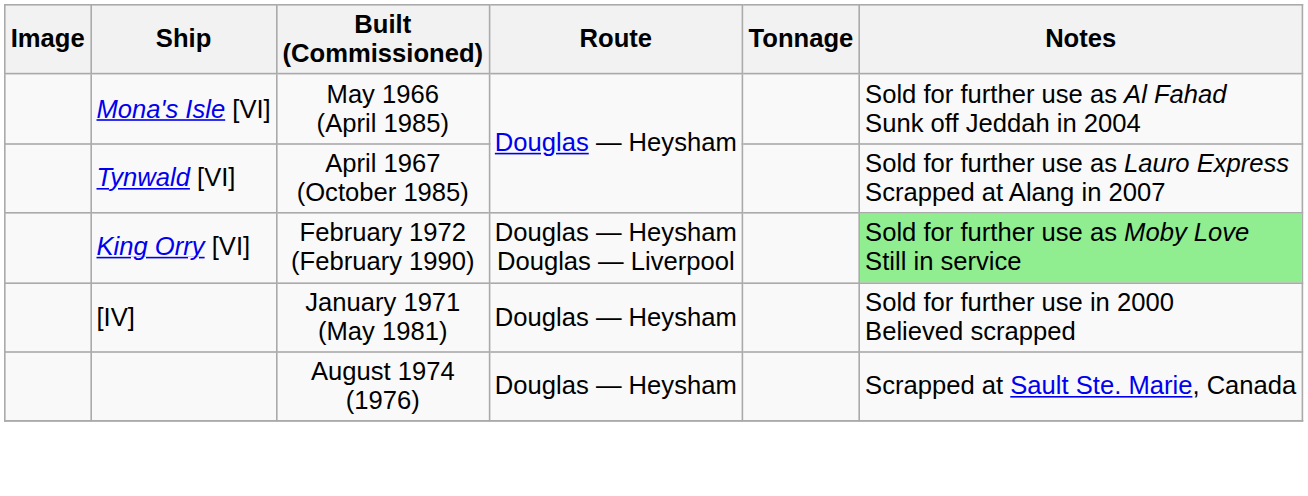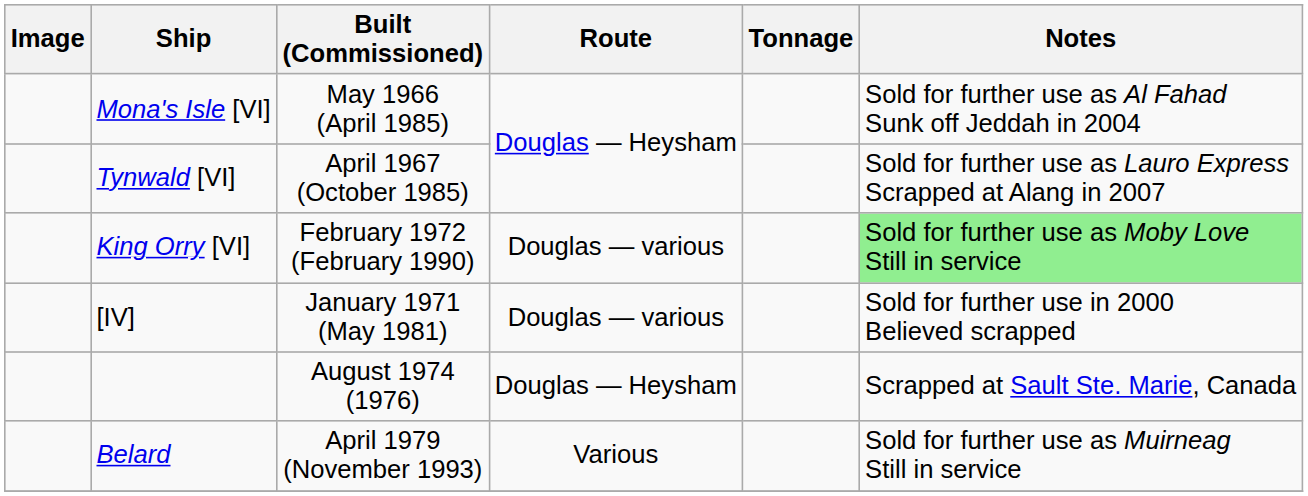(616, 247) Douglas — Heysham Douglas — Liverpool -> (616, 247) Douglas — various
(616, 316) Douglas — Heysham -> (616, 316) Douglas — various
+ row: (134, 455)
